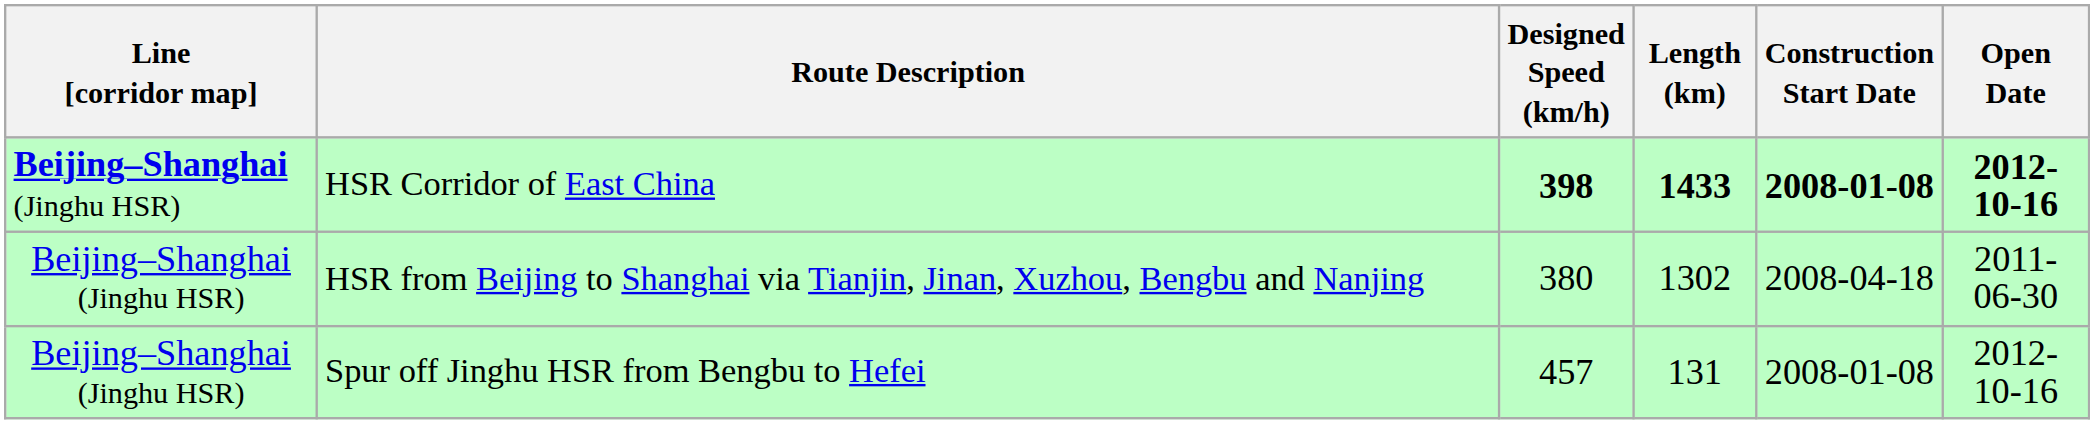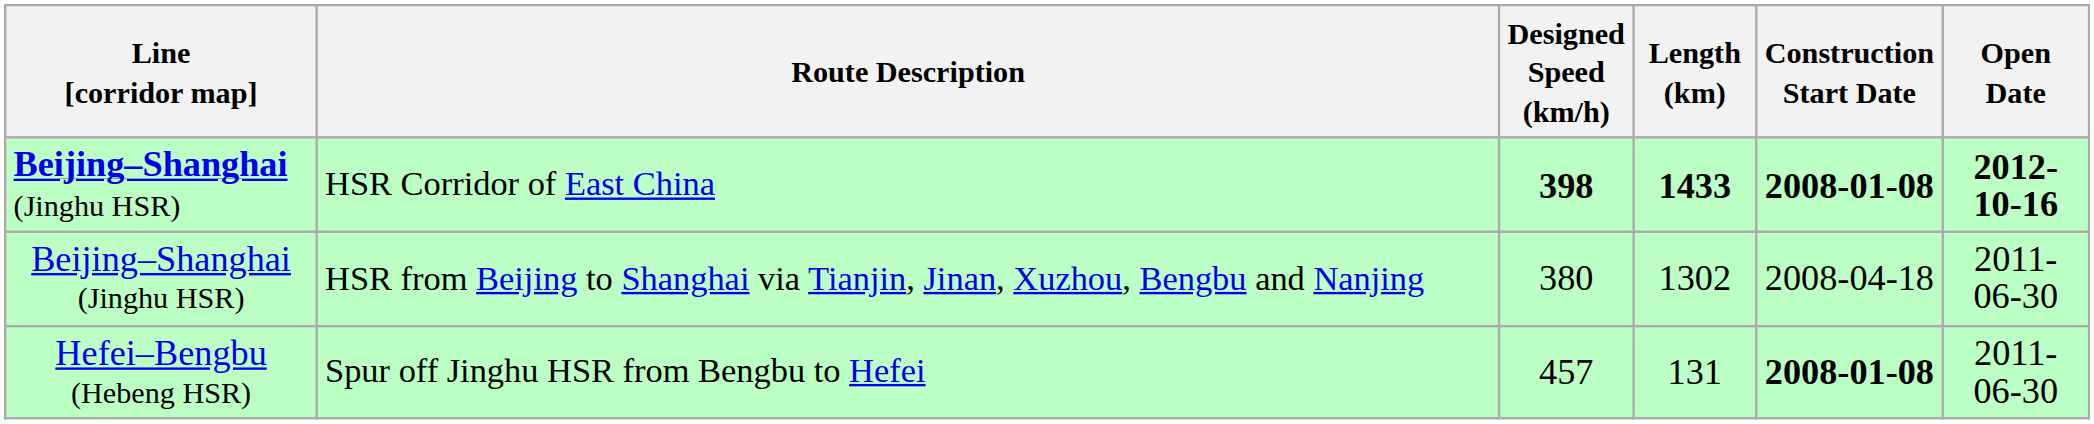(161, 371) Beijing–Shanghai (Jinghu HSR) -> (161, 371) Hefei–Bengbu (Hebeng HSR)
(1849, 371) normal -> (1849, 371) bold
(2016, 371) 2012-10-16 -> (2016, 371) 2011-06-30
